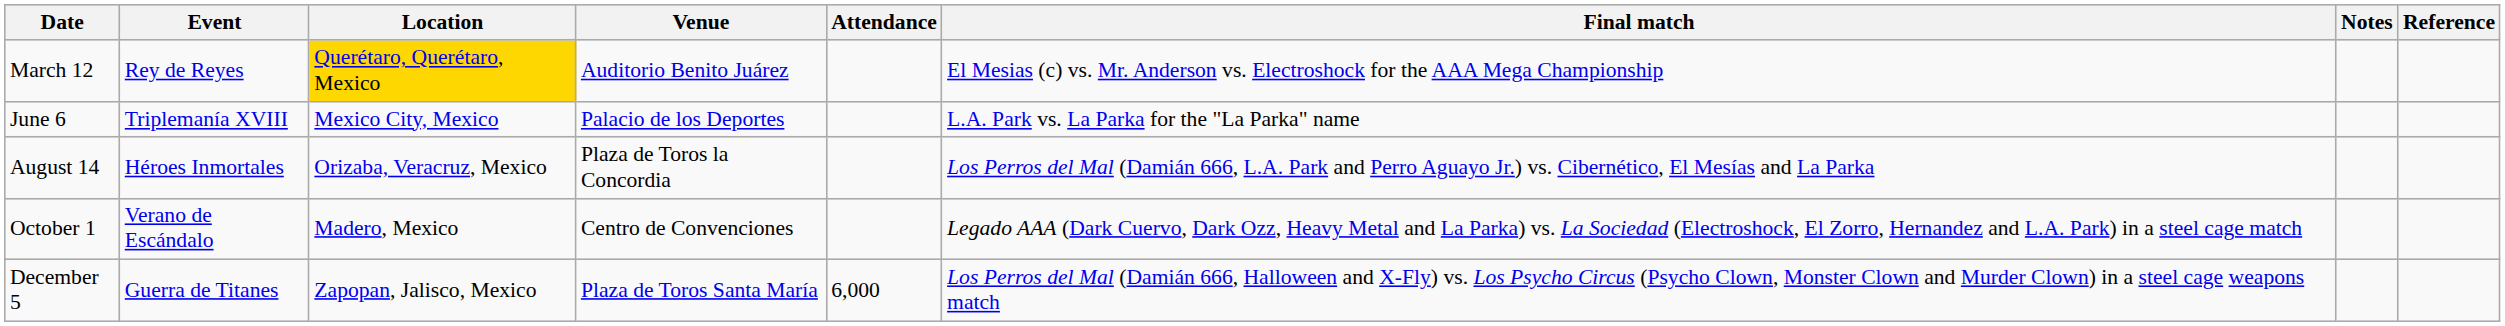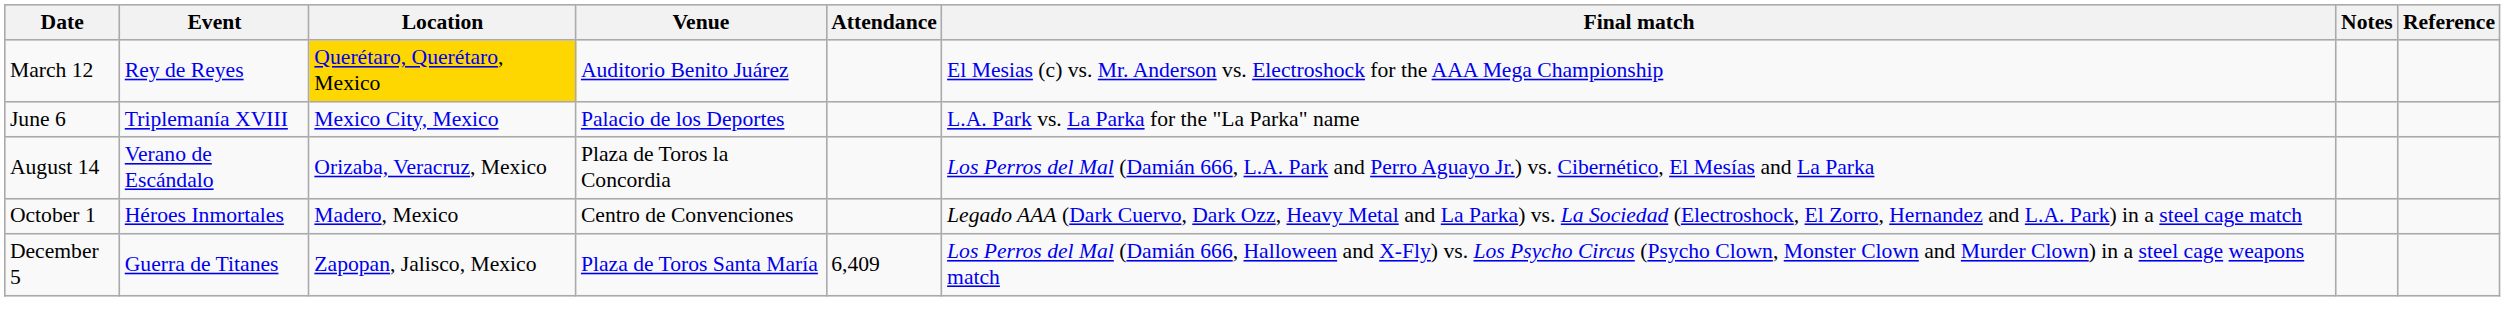(204, 167) Héroes Inmortales -> (169, 167) Verano de Escándalo
(169, 228) Verano de Escándalo -> (204, 215) Héroes Inmortales
(856, 289) 6,000 -> (856, 263) 6,409
